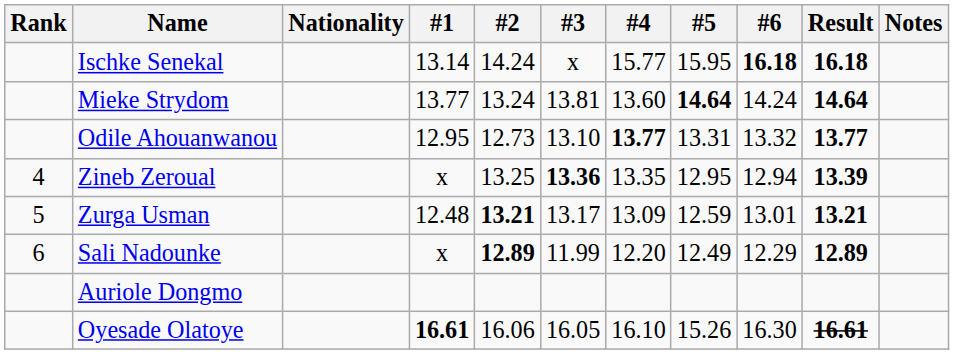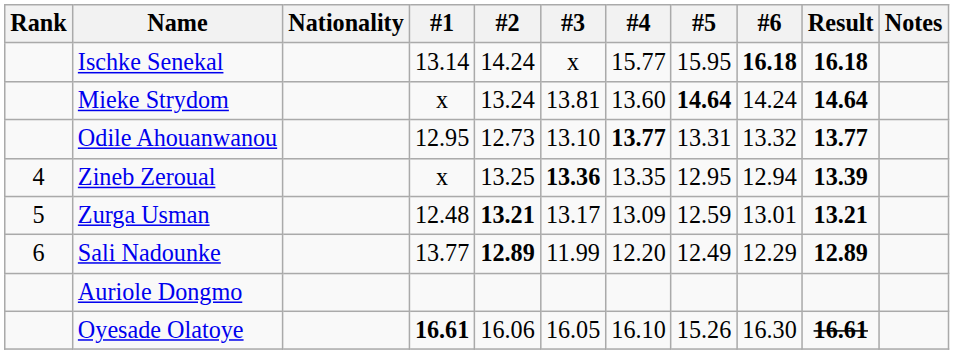(442, 100) 13.77 -> (442, 100) x
(442, 253) x -> (442, 253) 13.77
